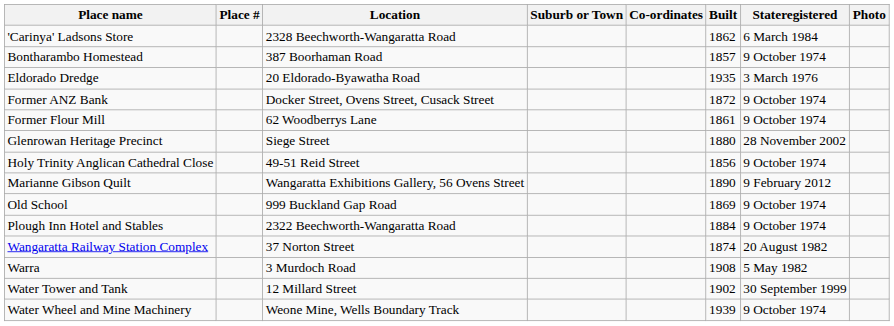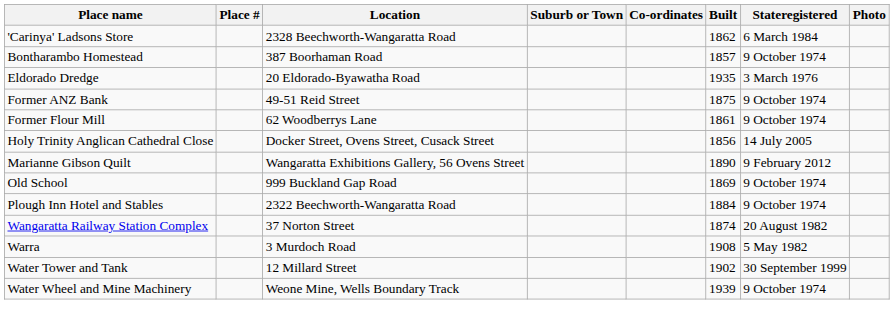(380, 99) Docker Street, Ovens Street, Cusack Street -> (313, 99) 49-51 Reid Street
(722, 99) 1872 -> (722, 99) 1875
- row: (85, 141)
(313, 162) 49-51 Reid Street -> (380, 141) Docker Street, Ovens Street, Cusack Street
(785, 162) 9 October 1974 -> (778, 141) 14 July 2005
